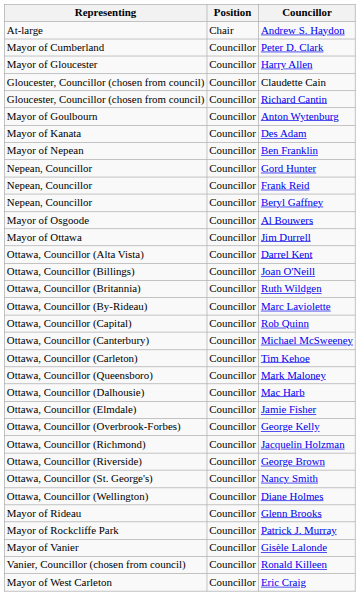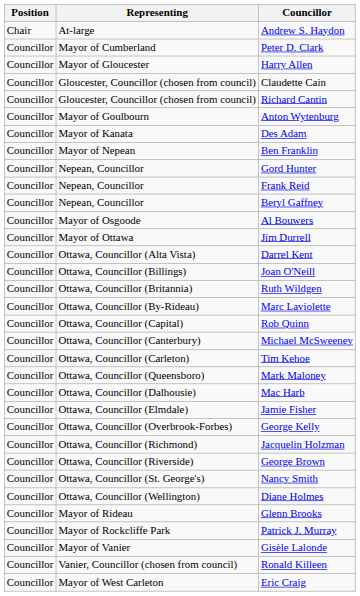columns swapped: (233, 13) <-> (106, 13)
